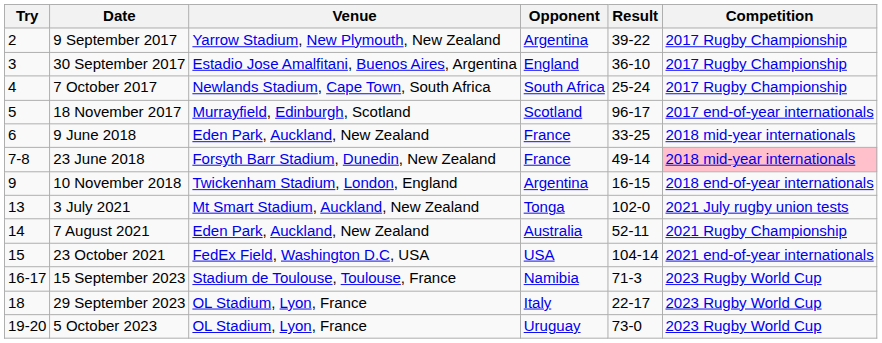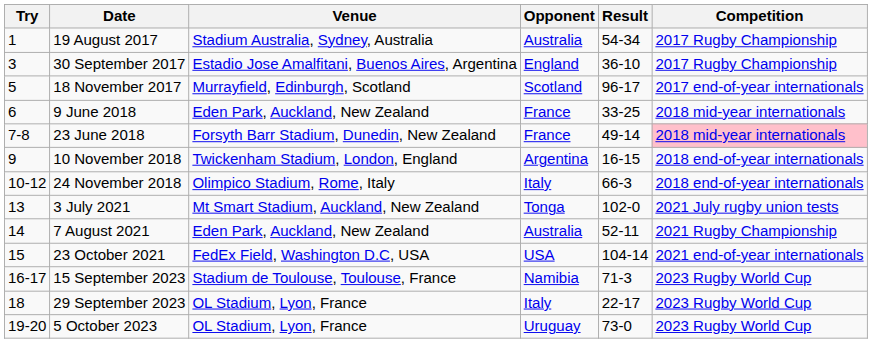+ row: (106, 40)
- row: (115, 40)
- row: (105, 87)
+ row: (117, 183)
